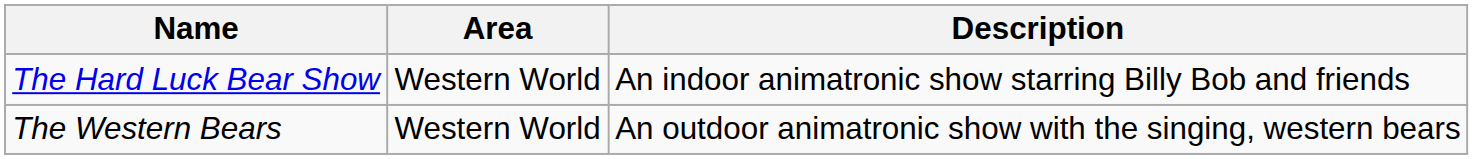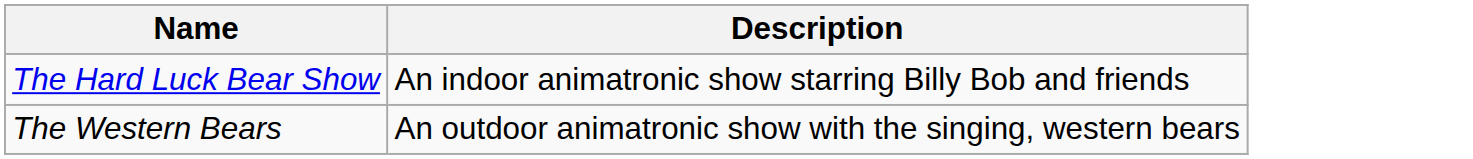- column: (498, 29)
